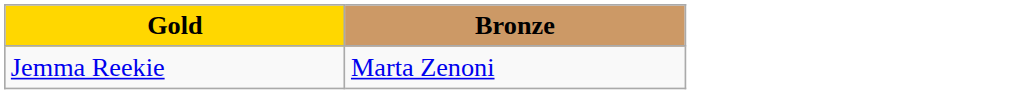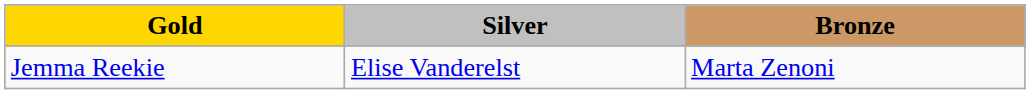+ column: (515, 25)
